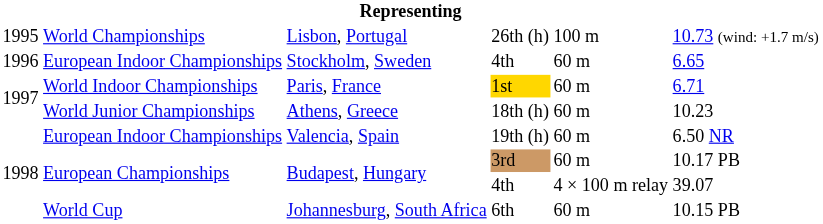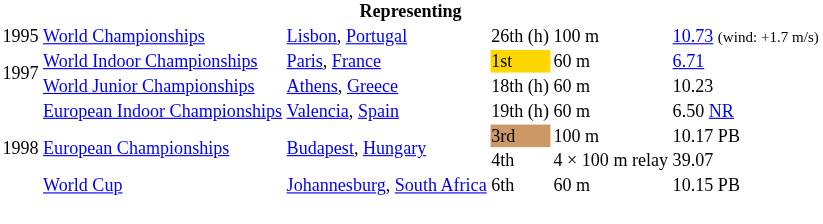- row: (359, 61)
(572, 160) 60 m -> (576, 135) 100 m
